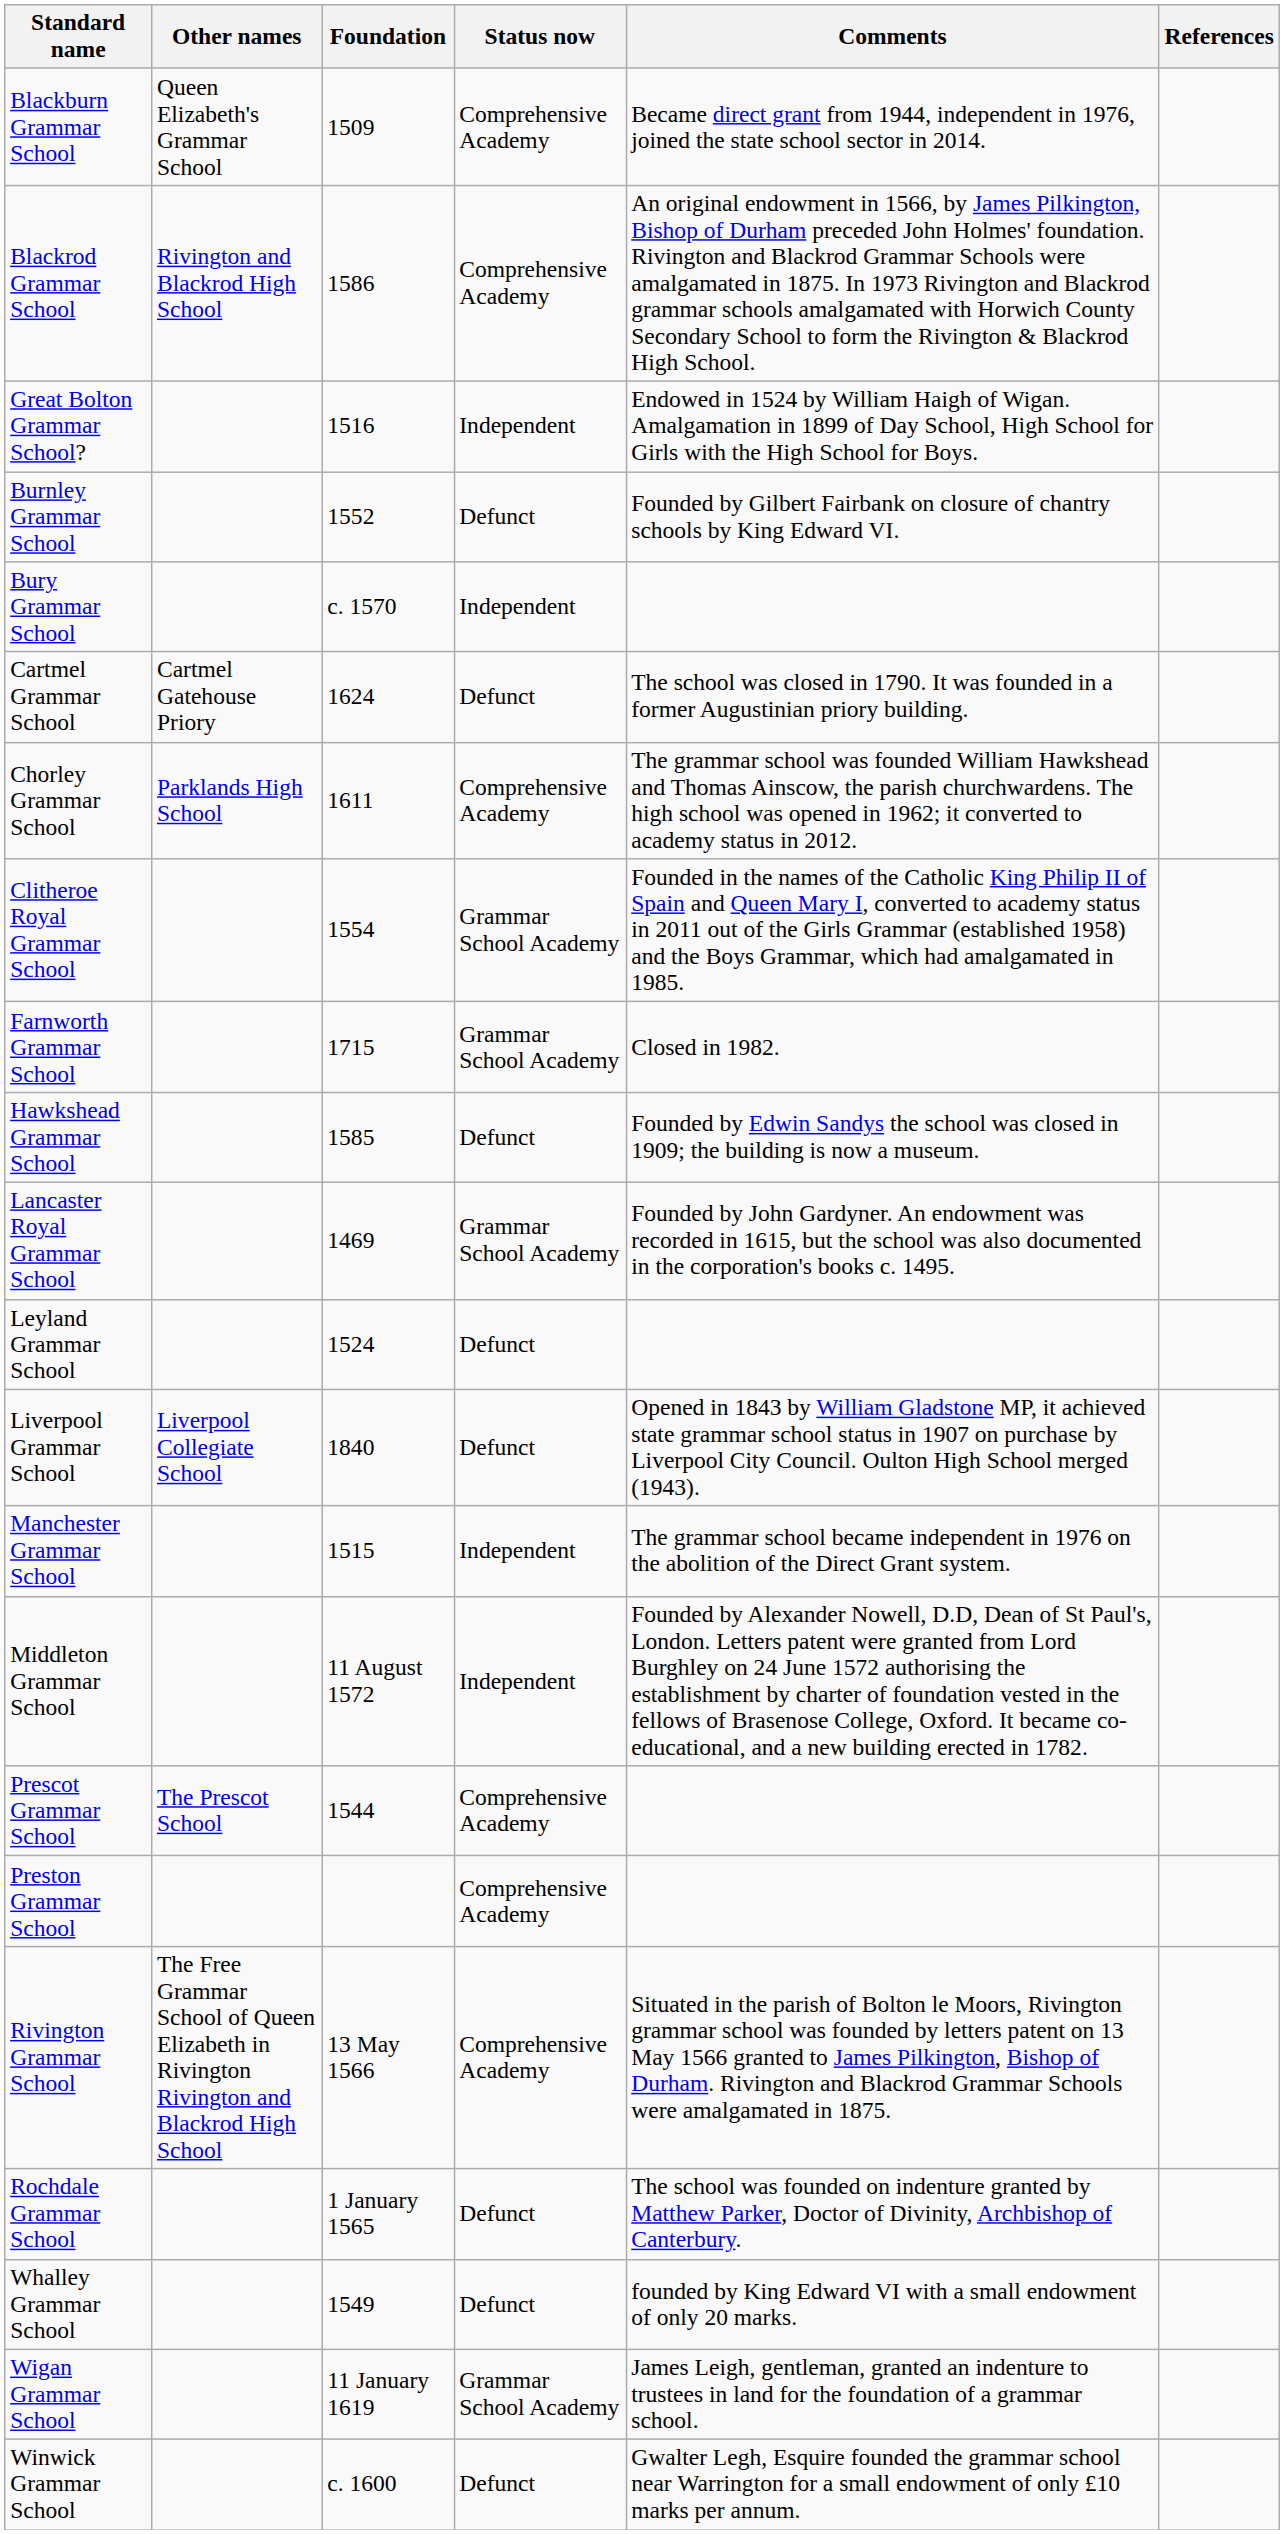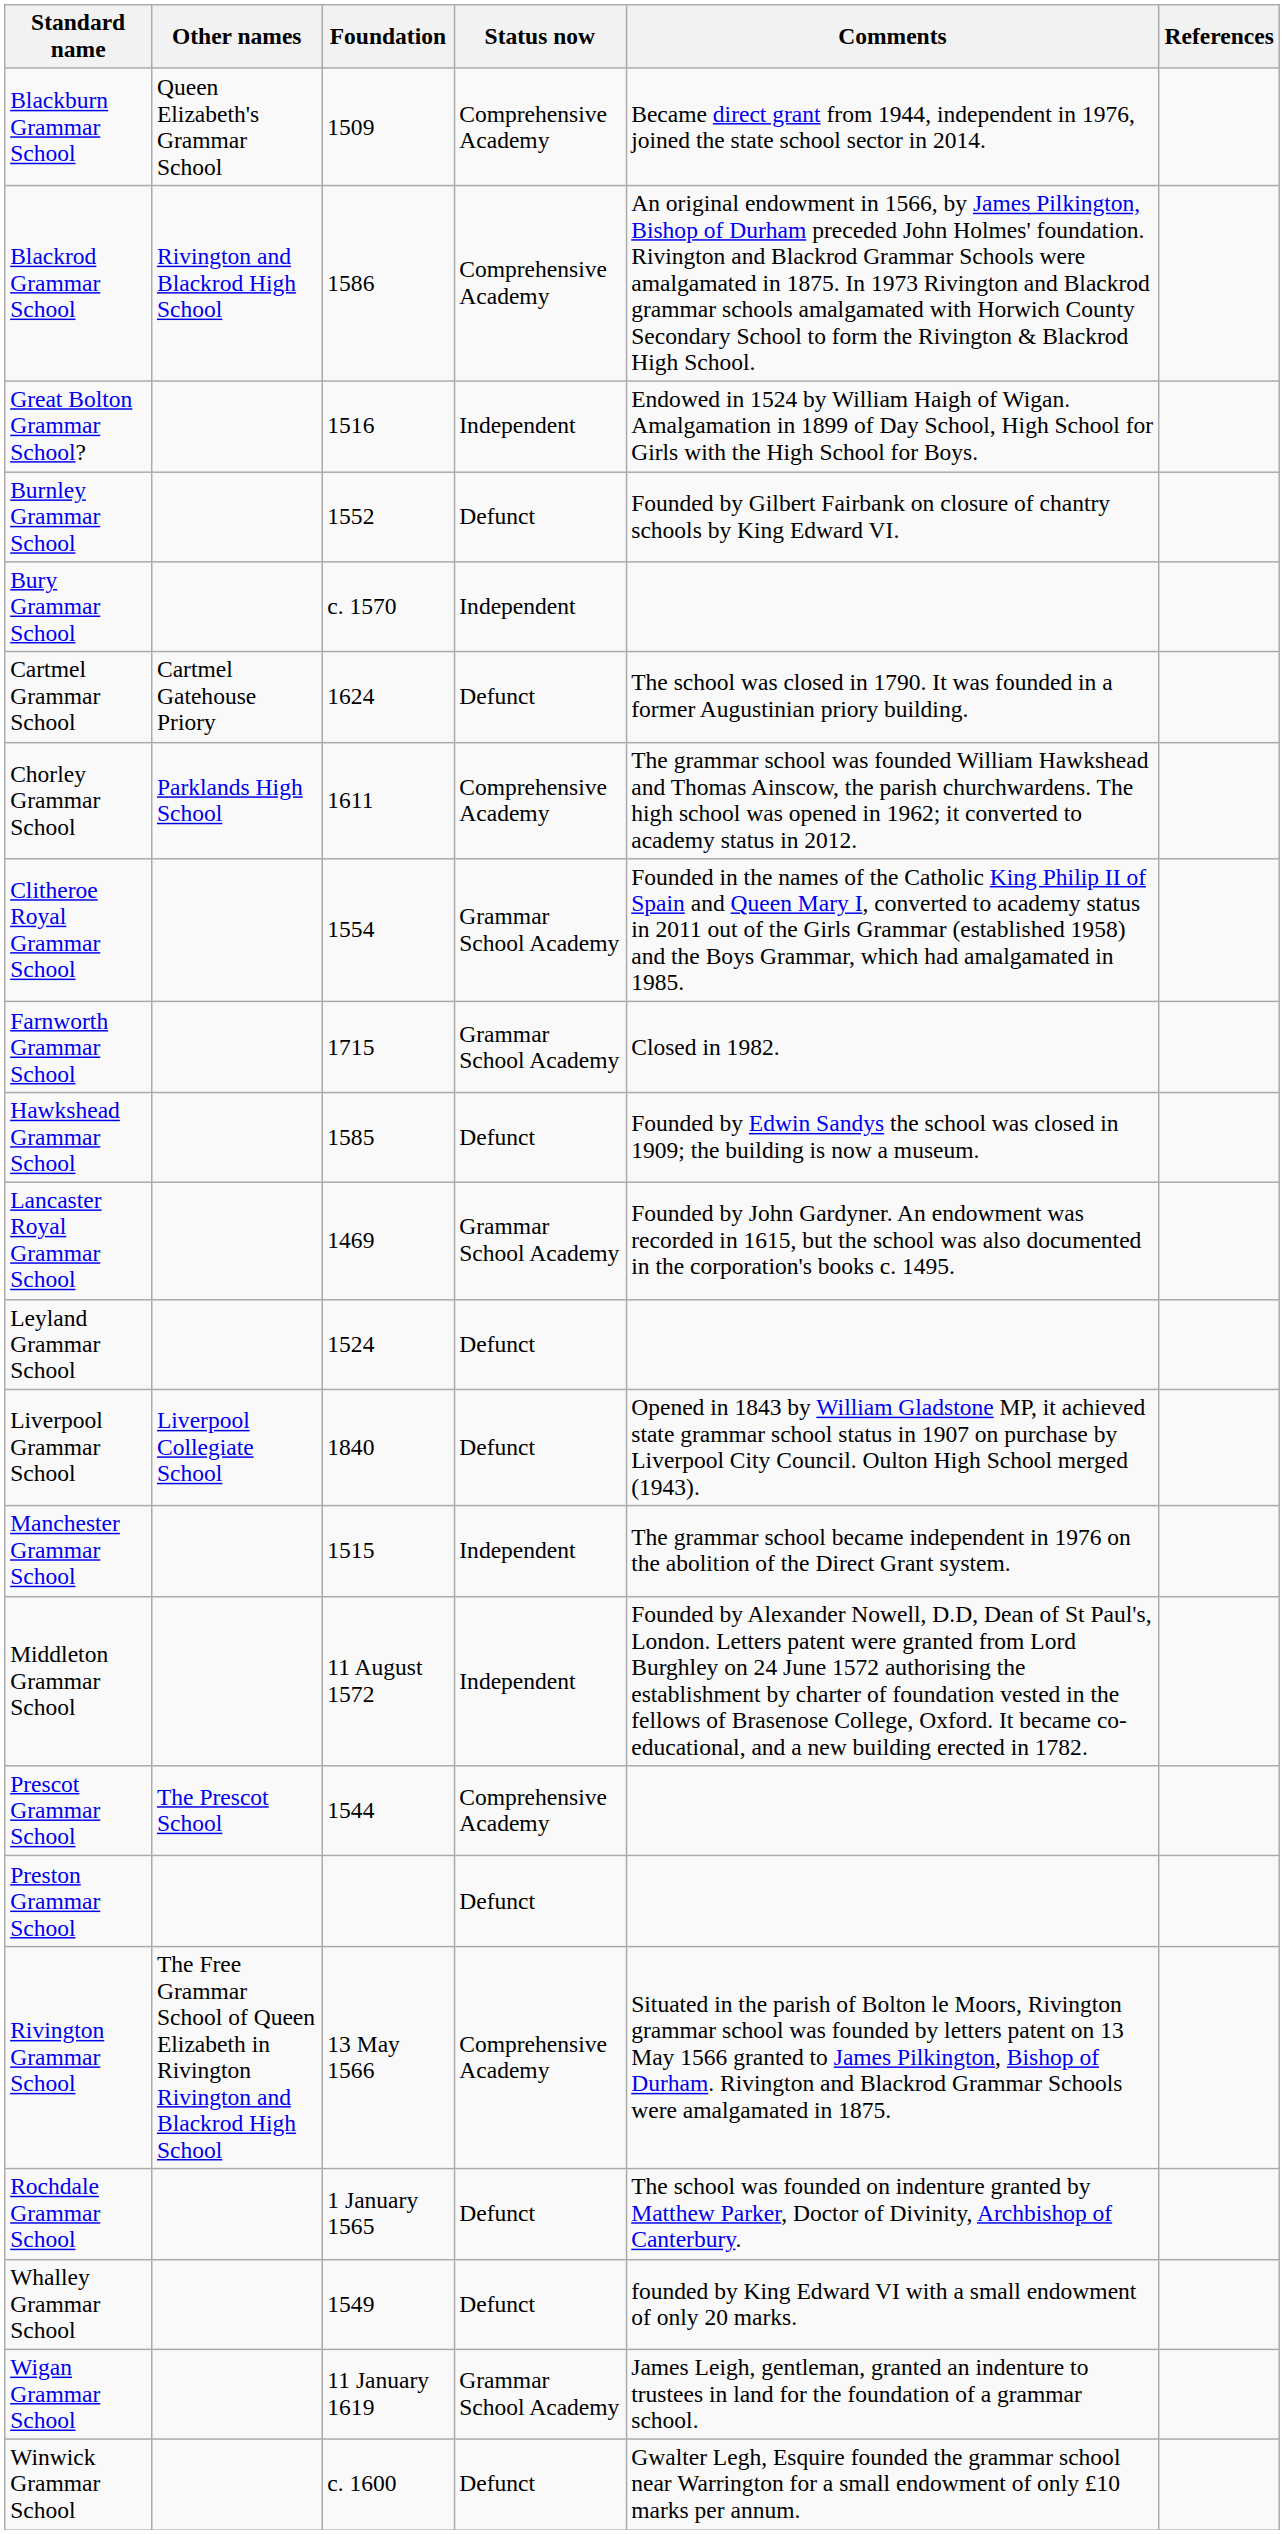(533, 1900) Comprehensive Academy -> (497, 1900) Defunct
